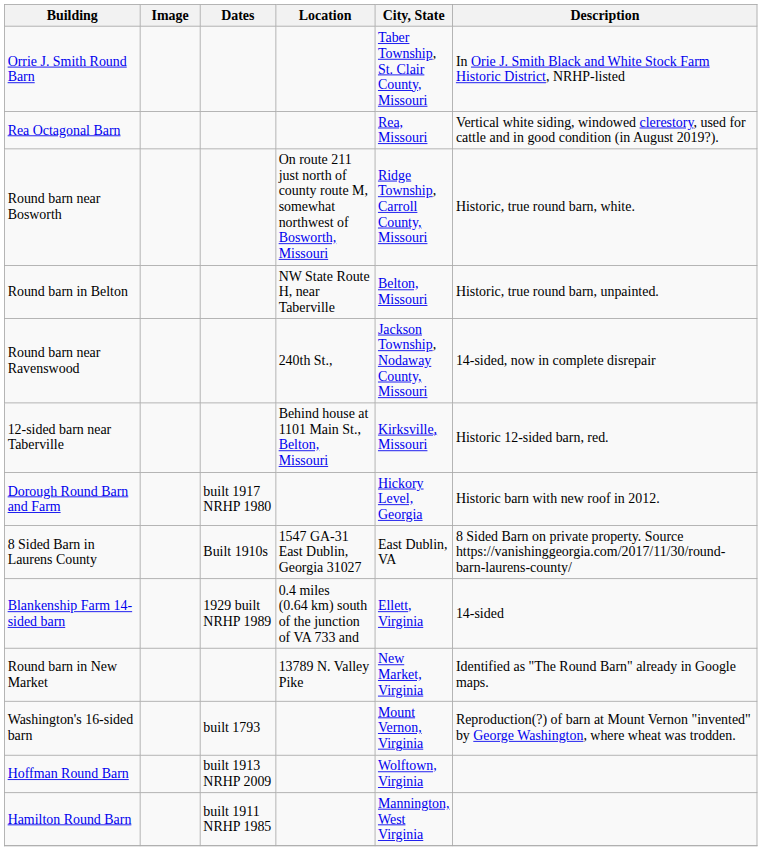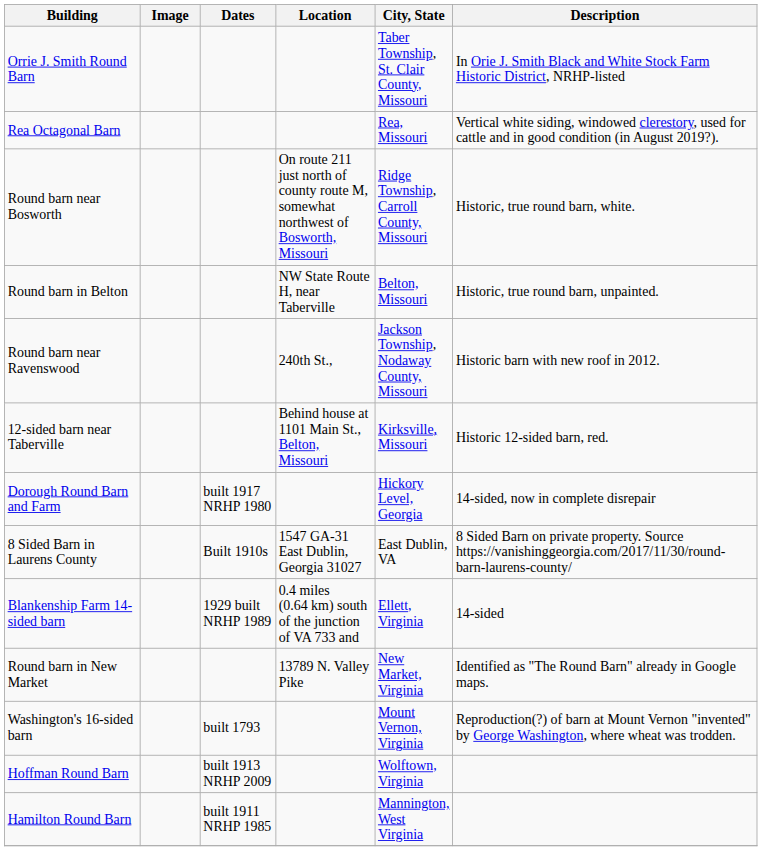(556, 360) 14-sided, now in complete disrepair -> (558, 360) Historic barn with new roof in 2012.
(558, 498) Historic barn with new roof in 2012. -> (556, 498) 14-sided, now in complete disrepair
